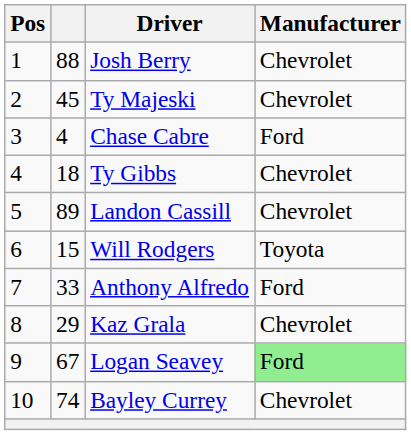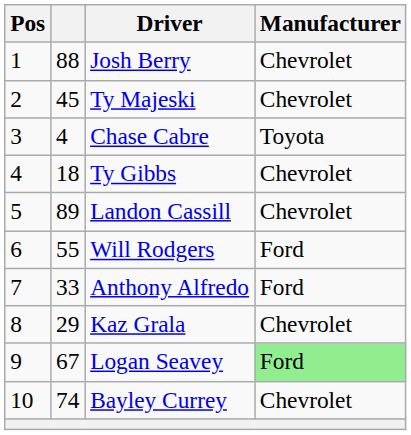(282, 135) Ford -> (292, 135) Toyota
(68, 248) 15 -> (68, 248) 55
(292, 248) Toyota -> (282, 248) Ford
